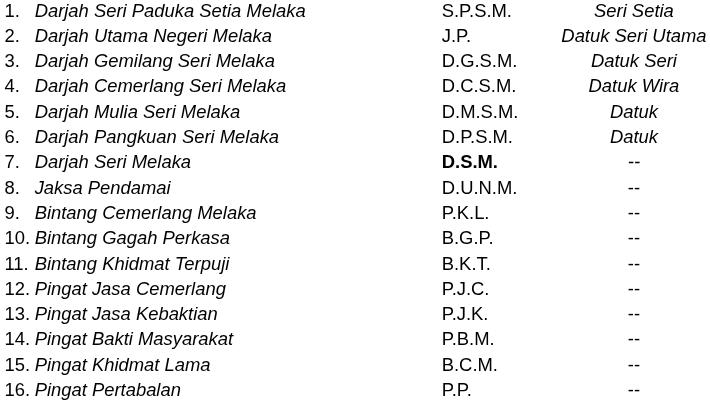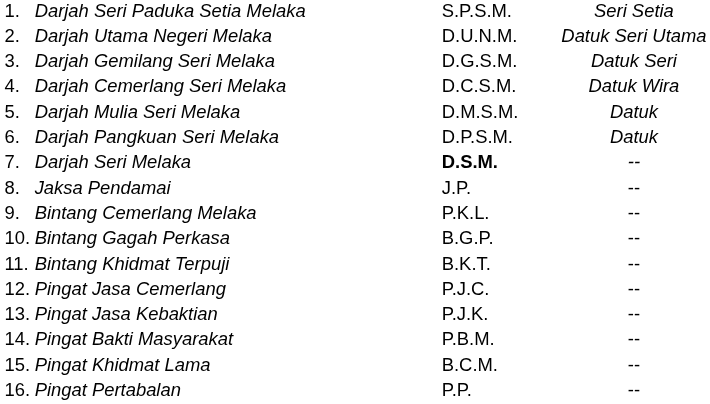(456, 36) J.P. -> (480, 36) D.U.N.M.
(480, 187) D.U.N.M. -> (456, 187) J.P.
